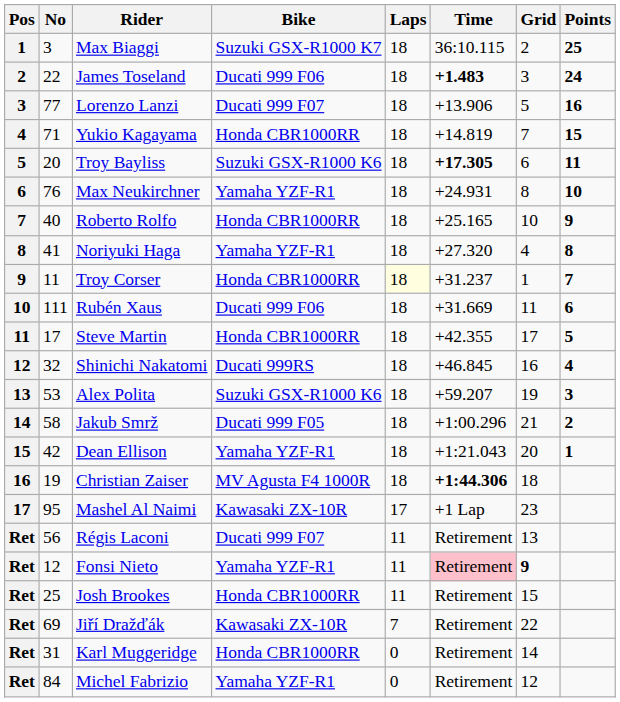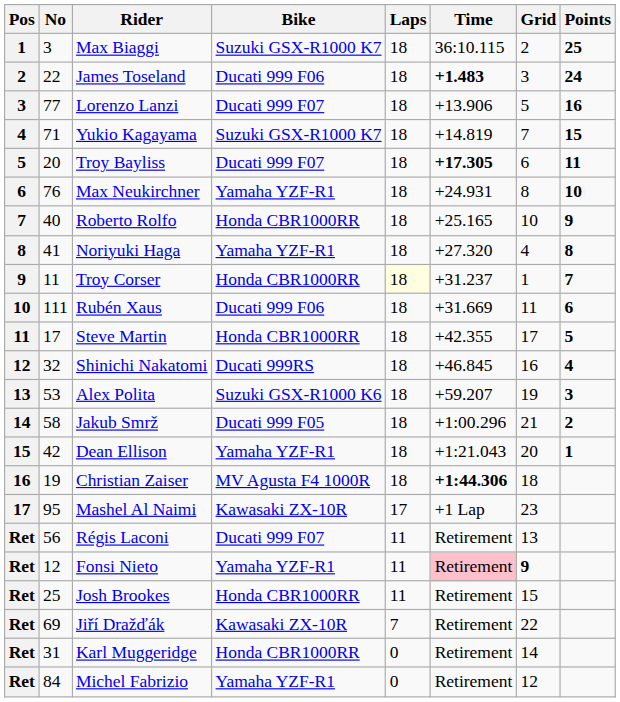(288, 134) Honda CBR1000RR -> (299, 134) Suzuki GSX-R1000 K7
(299, 163) Suzuki GSX-R1000 K6 -> (270, 163) Ducati 999 F07
